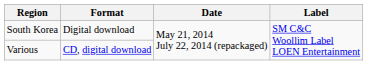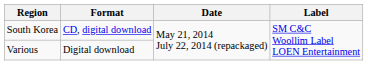(99, 30) Digital download -> (107, 30) CD, digital download
(107, 50) CD, digital download -> (99, 50) Digital download
